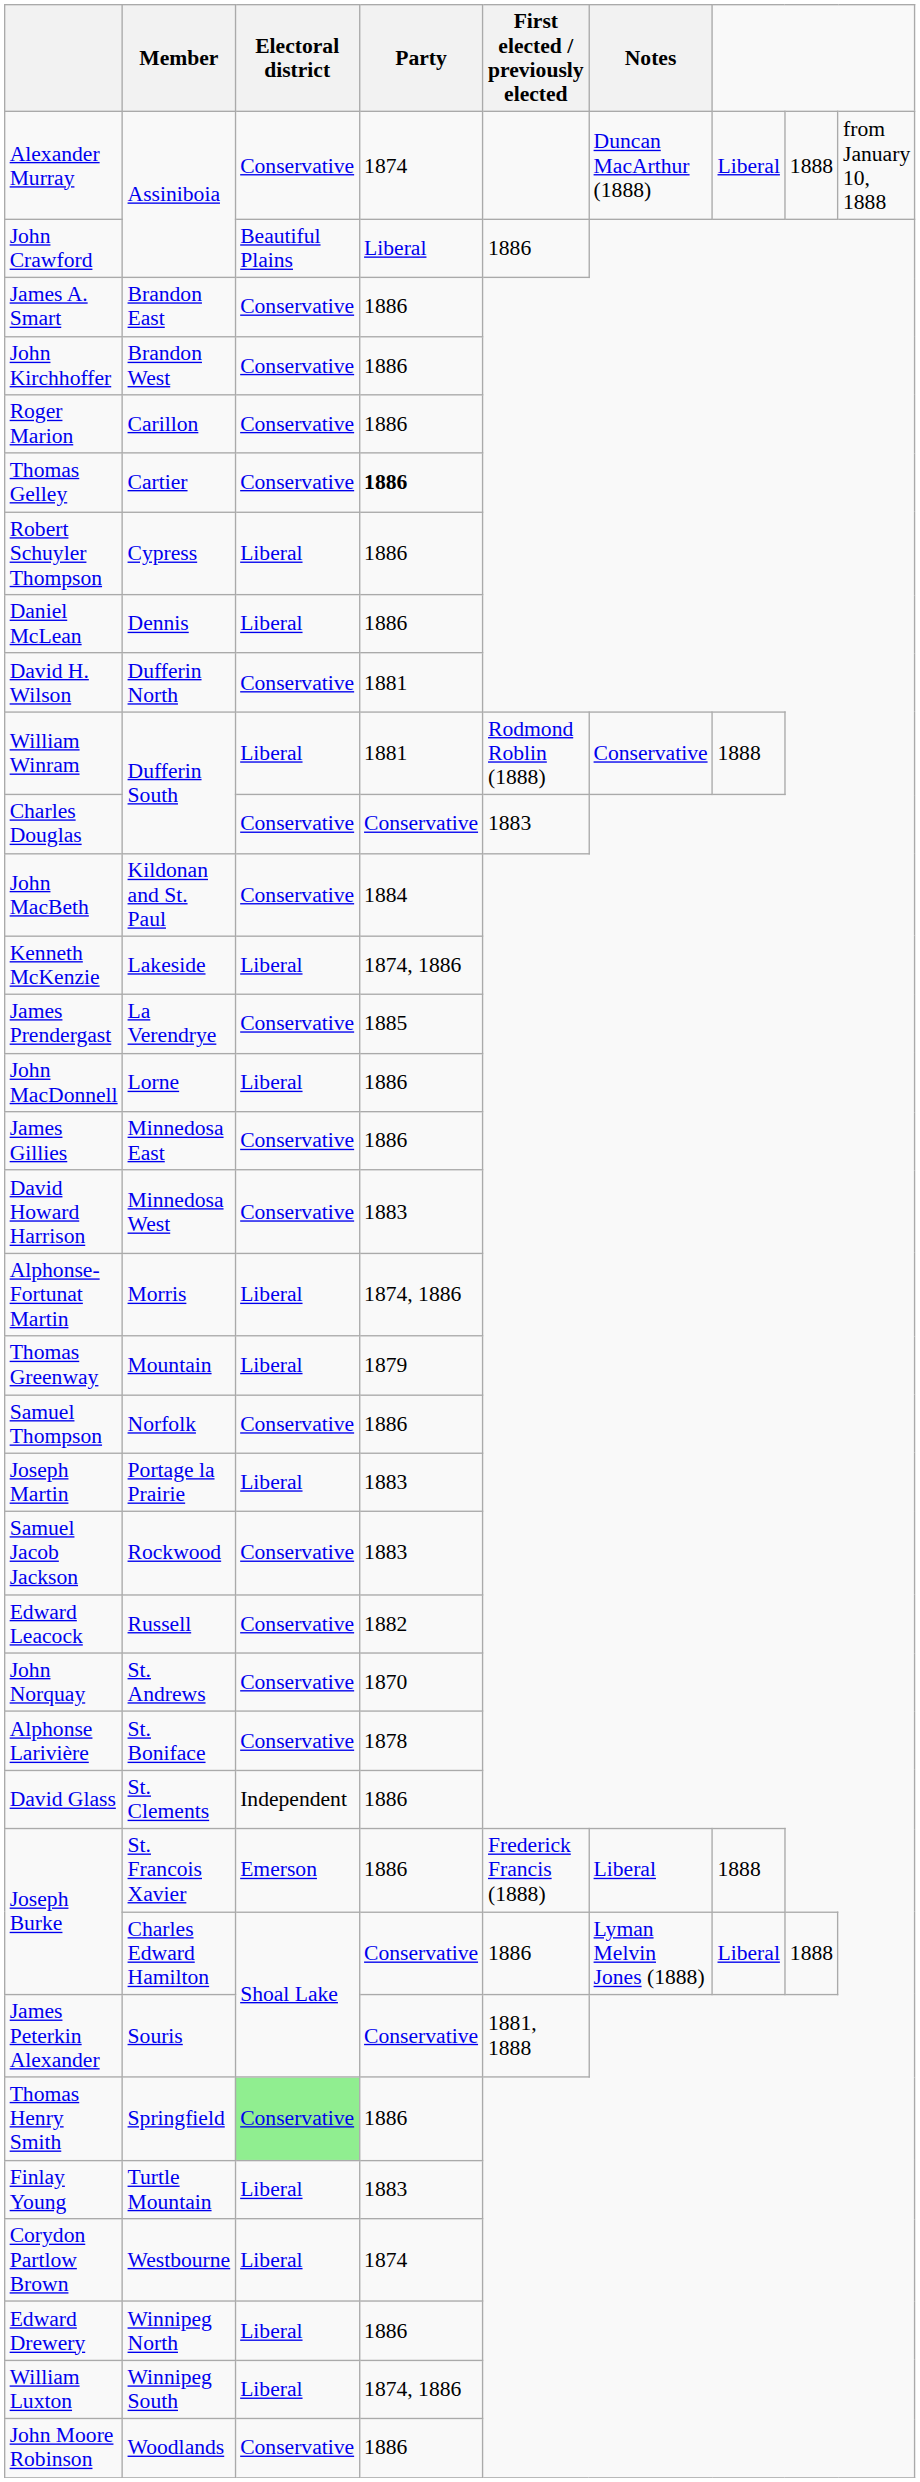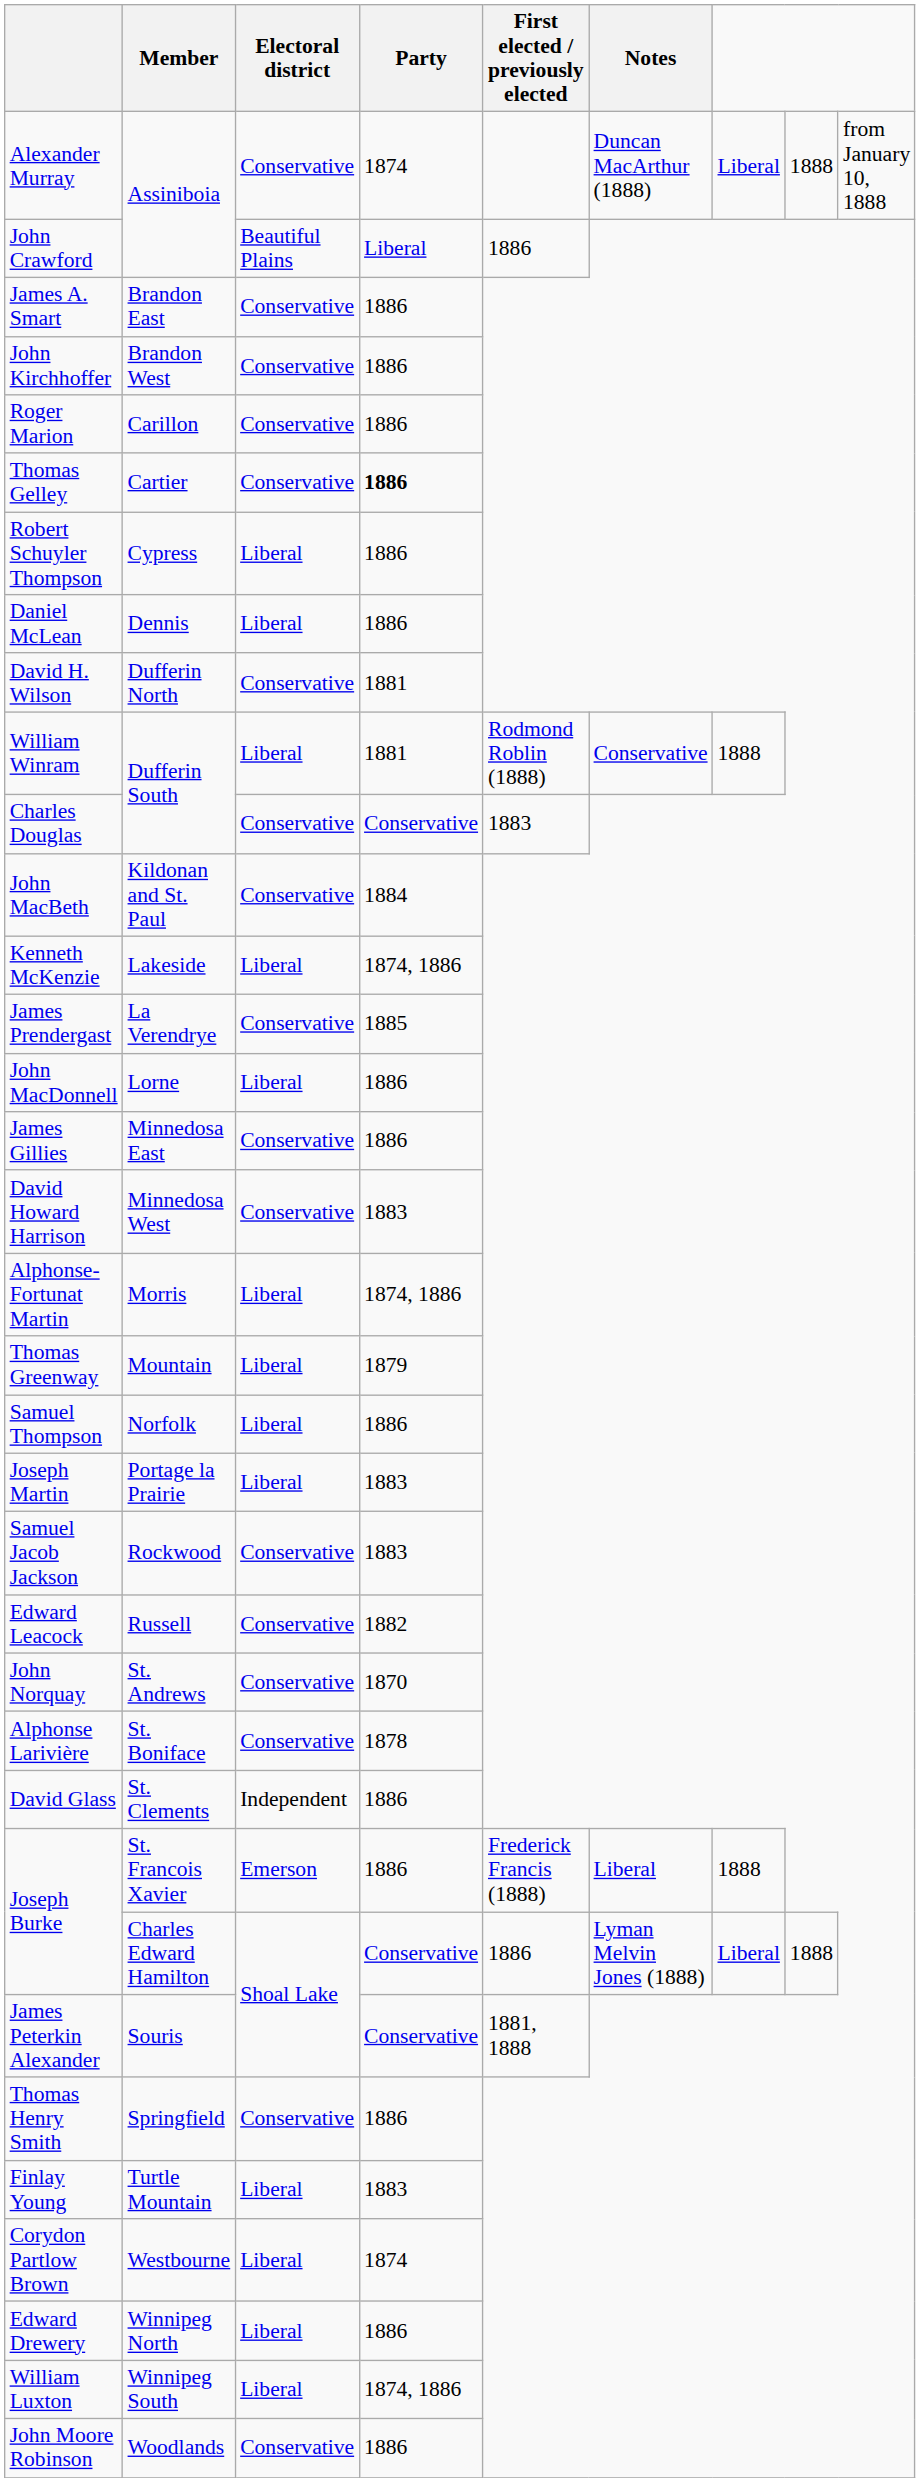(297, 1423) Conservative -> (271, 1423) Liberal
(297, 2118) lightgreen background -> (297, 2118) no background
